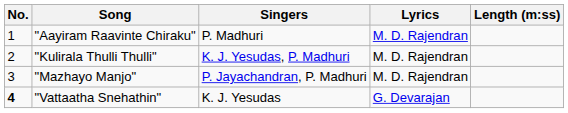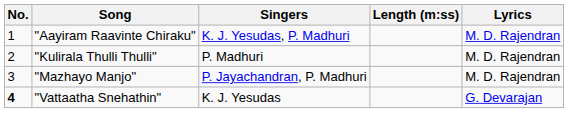columns swapped: (420, 15) <-> (517, 15)
(232, 36) P. Madhuri -> (276, 36) K. J. Yesudas, P. Madhuri
(276, 56) K. J. Yesudas, P. Madhuri -> (232, 56) P. Madhuri
